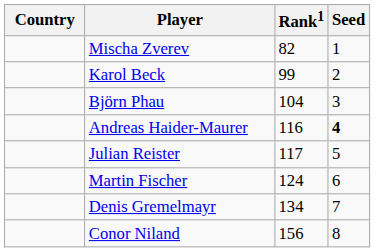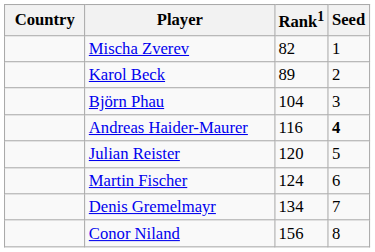(287, 74) 99 -> (287, 74) 89
(291, 154) 117 -> (291, 154) 120
